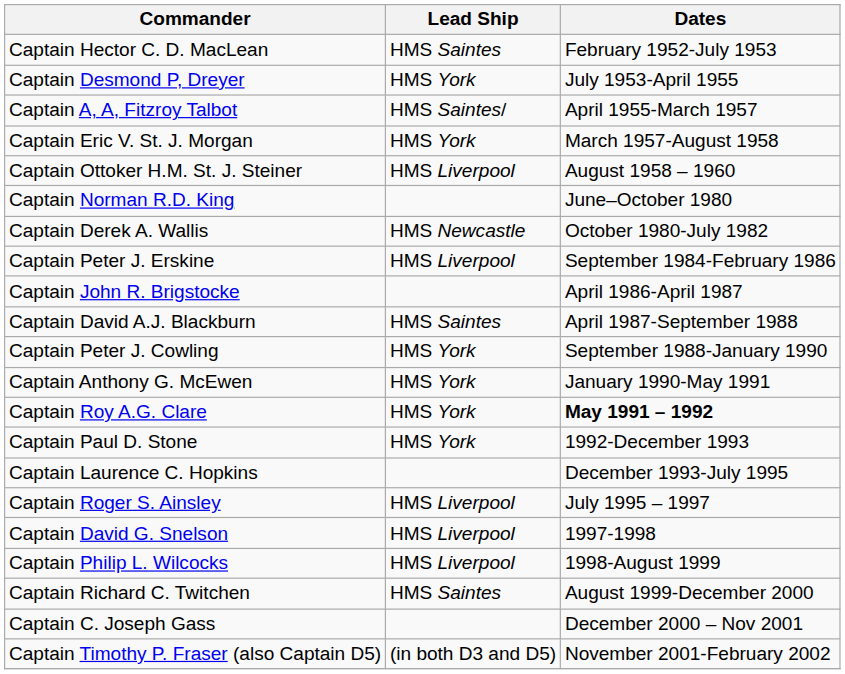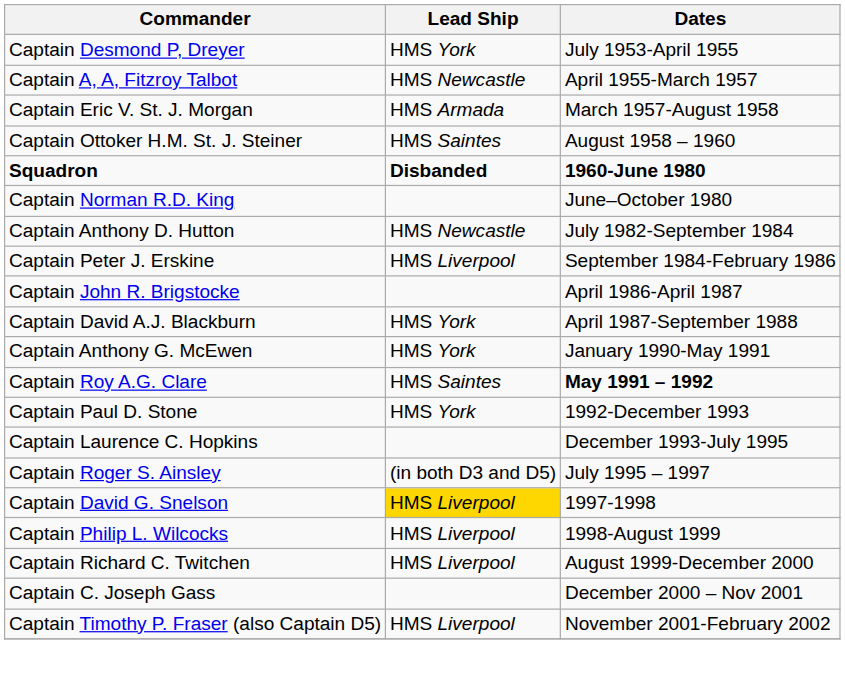- row: (139, 49)
(448, 110) HMS Saintes/ -> (458, 79) HMS Newcastle
(433, 140) HMS York -> (447, 110) HMS Armada
(452, 170) HMS Liverpool -> (445, 140) HMS Saintes
+ row: (53, 170)
- row: (109, 230)
+ row: (122, 230)
(445, 321) HMS Saintes -> (433, 321) HMS York
- row: (114, 351)
(433, 412) HMS York -> (445, 381) HMS Saintes
(452, 502) HMS Liverpool -> (473, 472) (in both D3 and D5)
(452, 532) no background -> (452, 502) gold background
(445, 593) HMS Saintes -> (452, 563) HMS Liverpool
(473, 653) (in both D3 and D5) -> (452, 623) HMS Liverpool
